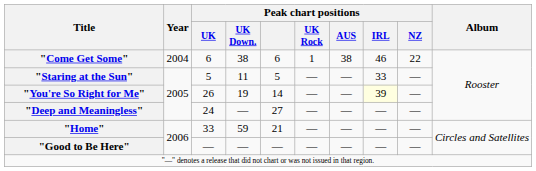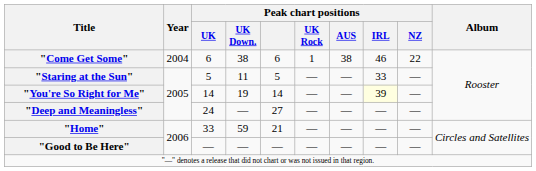(208, 93) 26 -> (208, 93) 14
